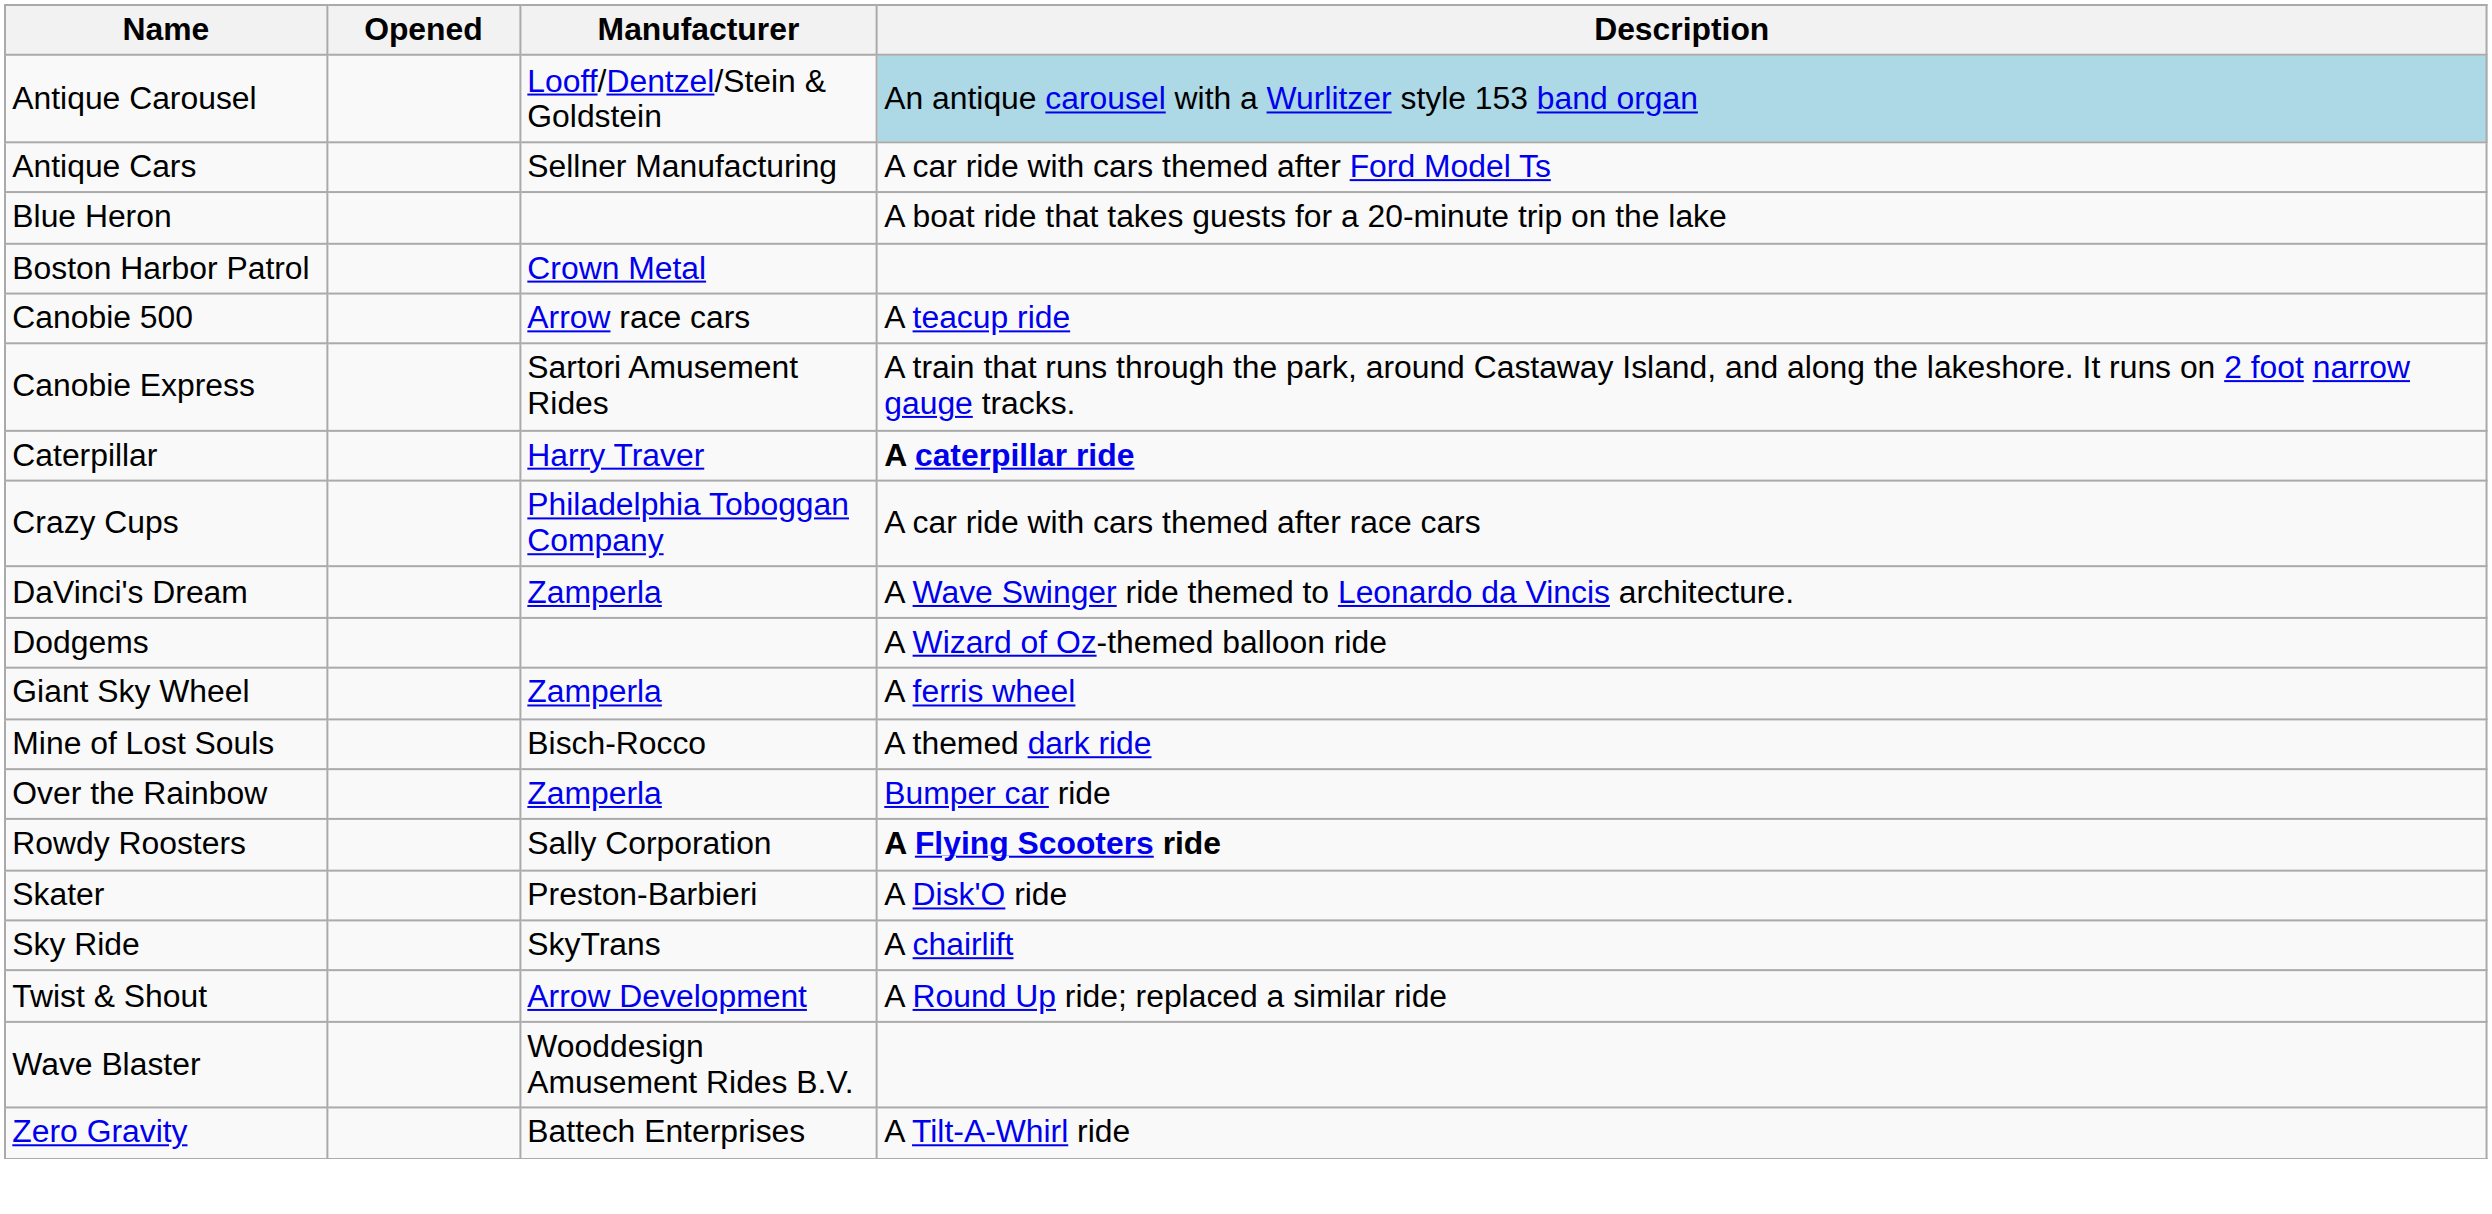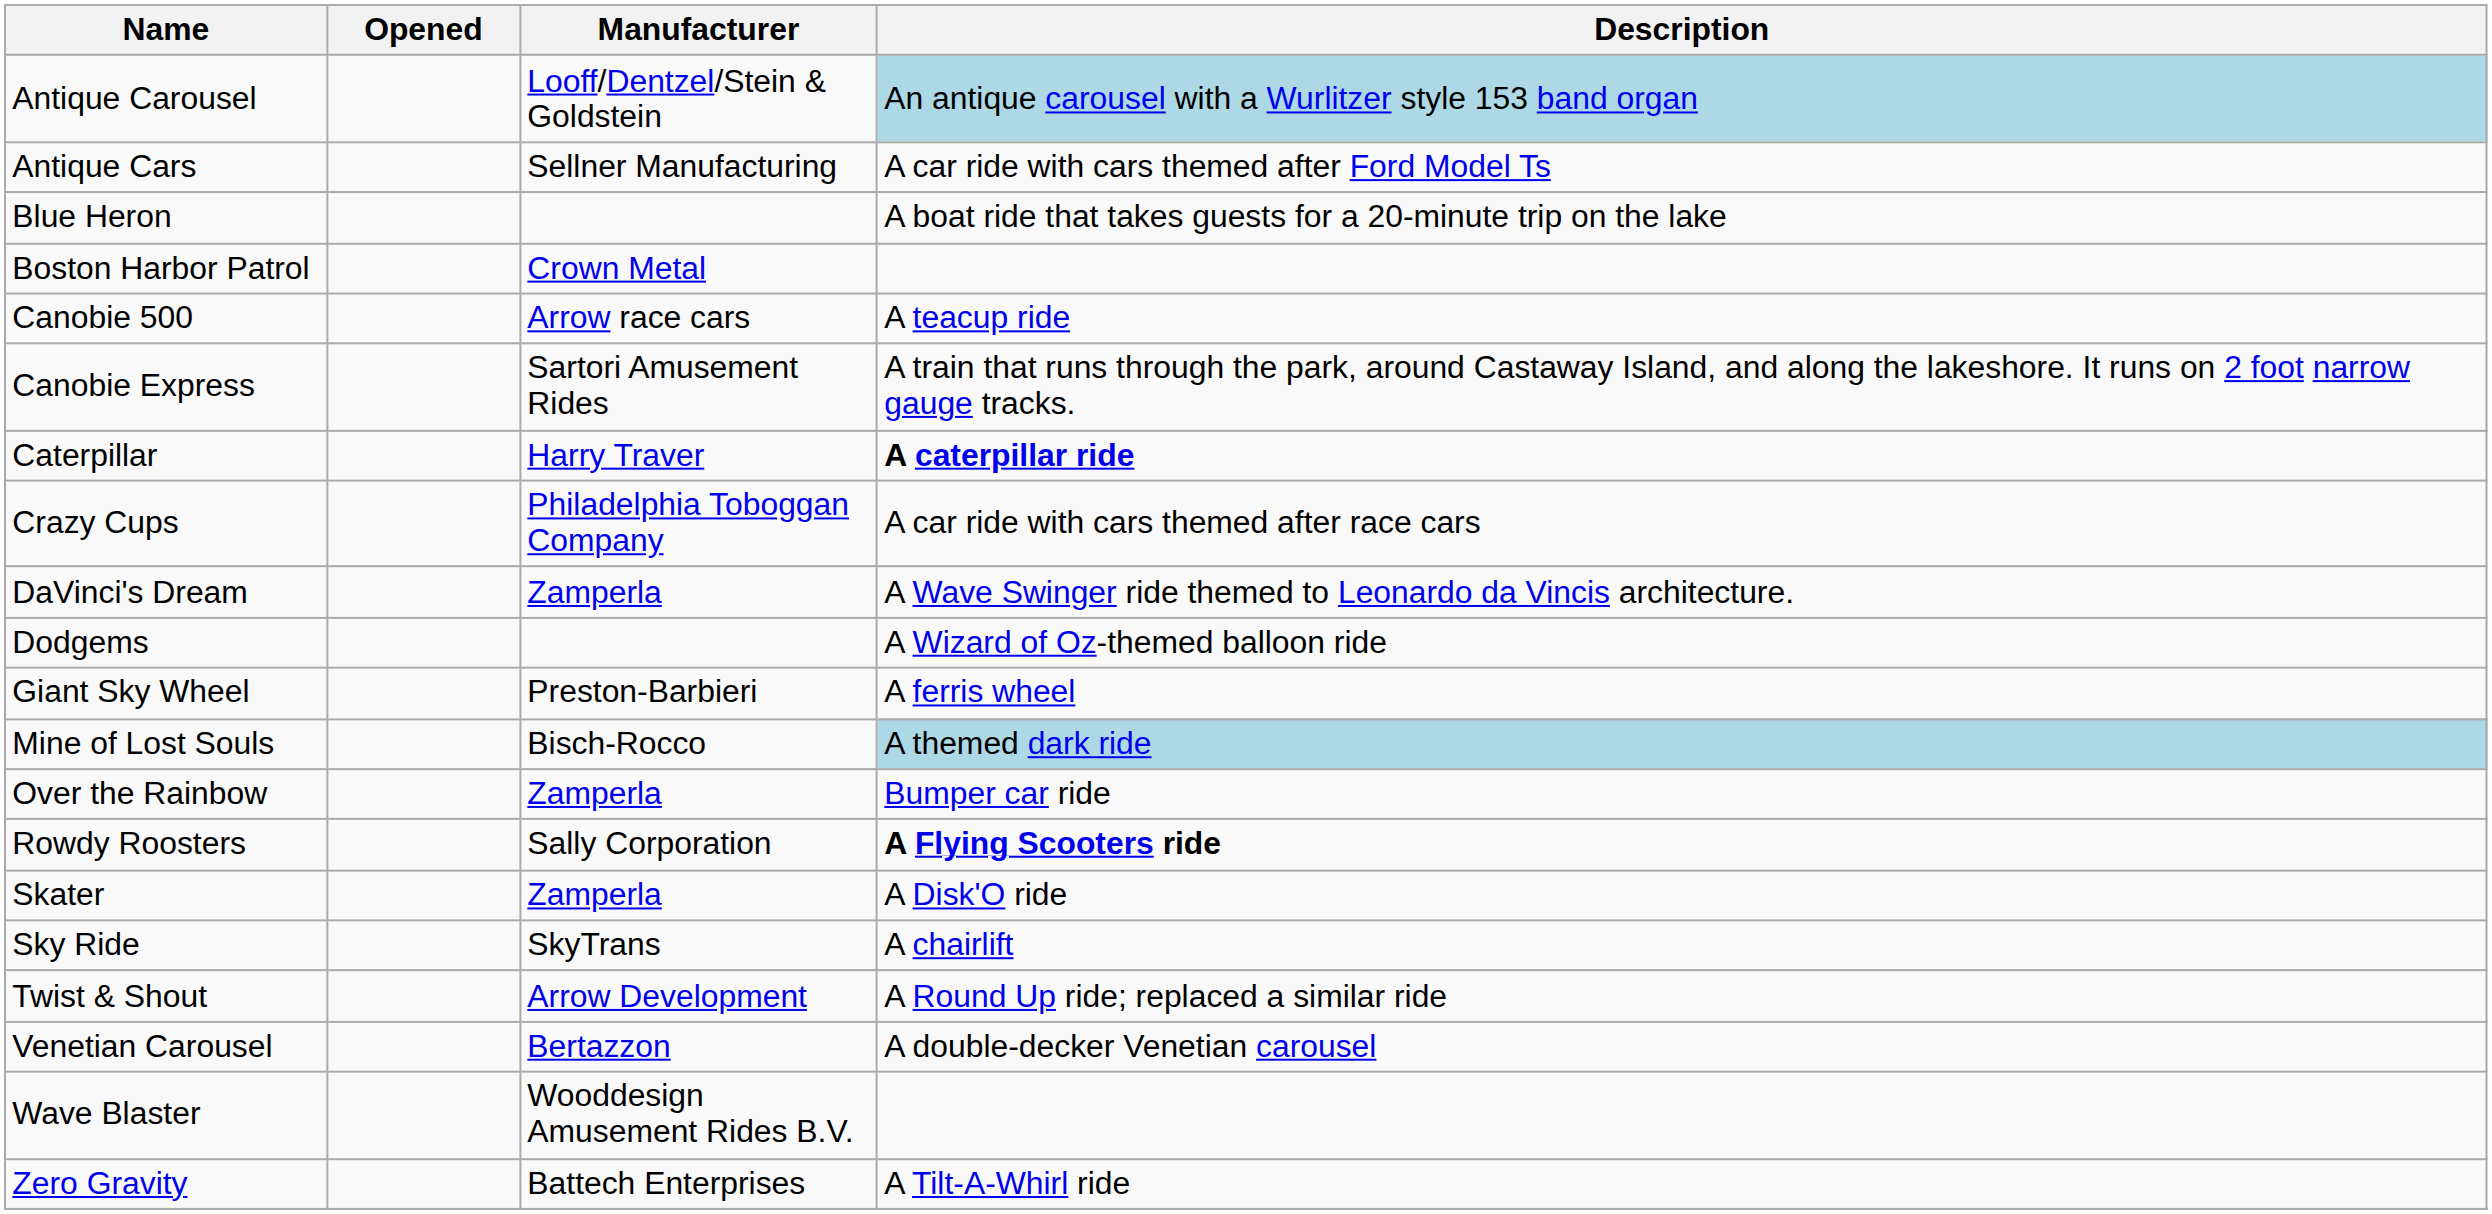(595, 692) Zamperla -> (642, 692) Preston-Barbieri
(1018, 743) no background -> (1018, 743) lightblue background
(642, 894) Preston-Barbieri -> (595, 894) Zamperla
+ row: (142, 1046)
